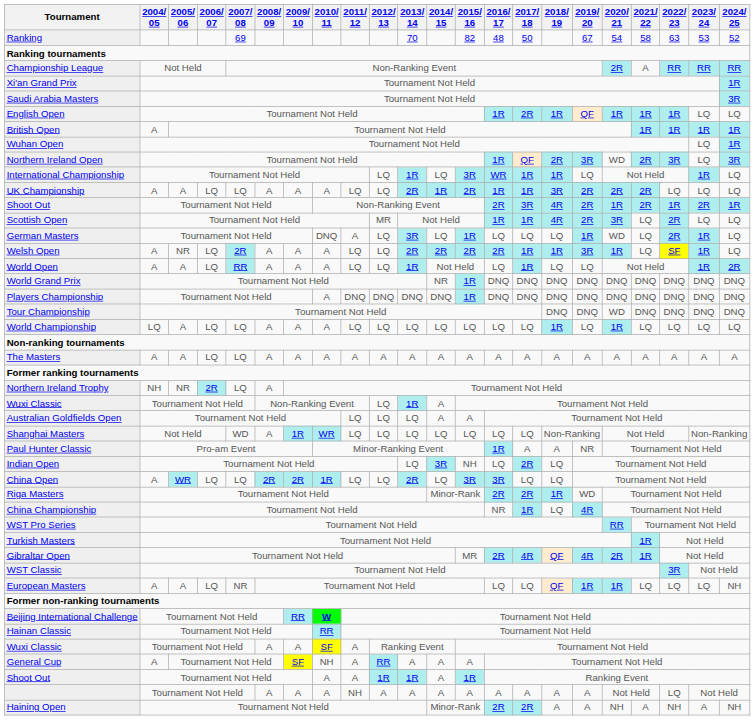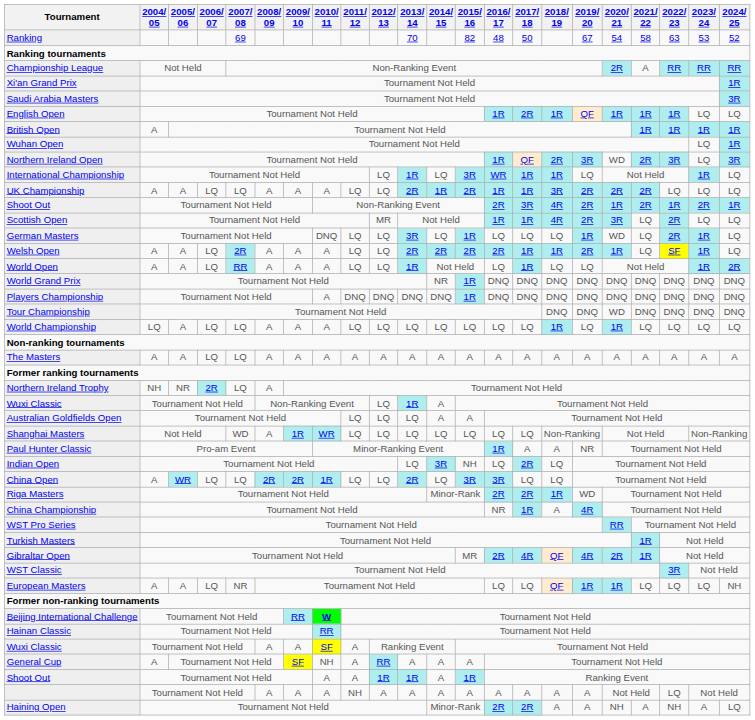(355, 235) A -> (355, 235) LQ
(183, 251) NR -> (183, 251) A
(587, 251) 3R -> (587, 251) 2R
(557, 509) LQ -> (557, 509) A
(734, 707) NH -> (734, 707) LQ
